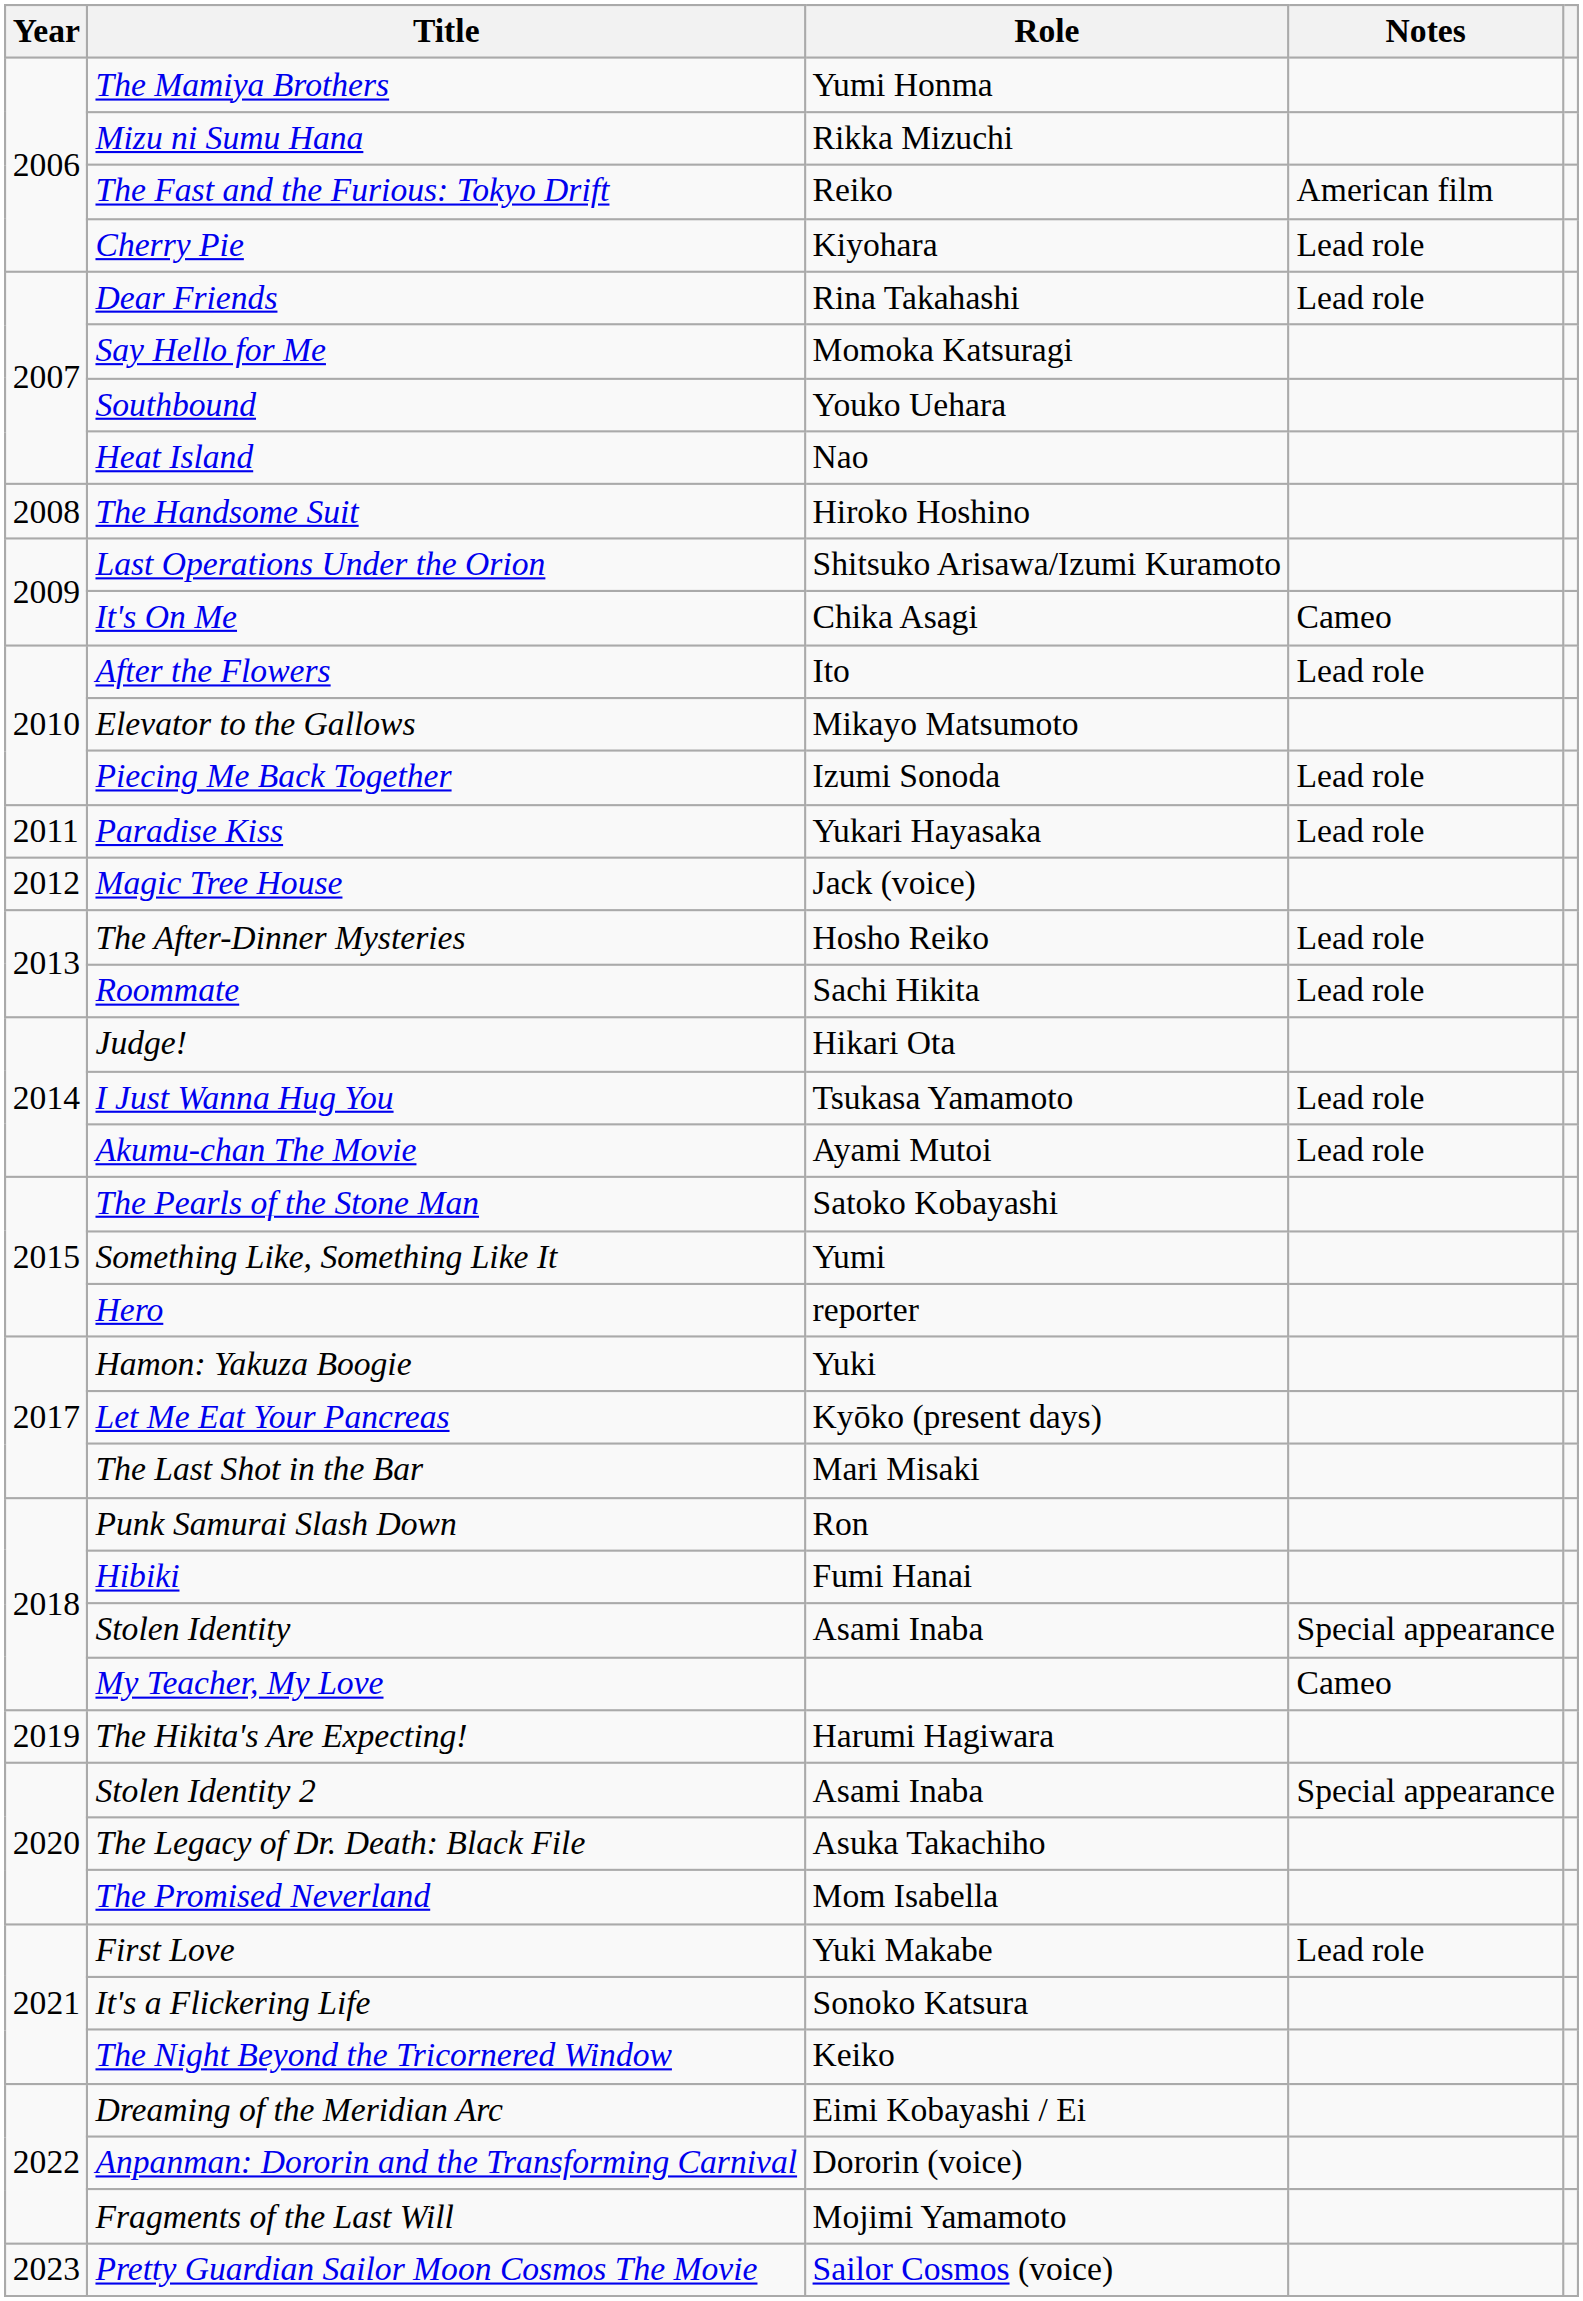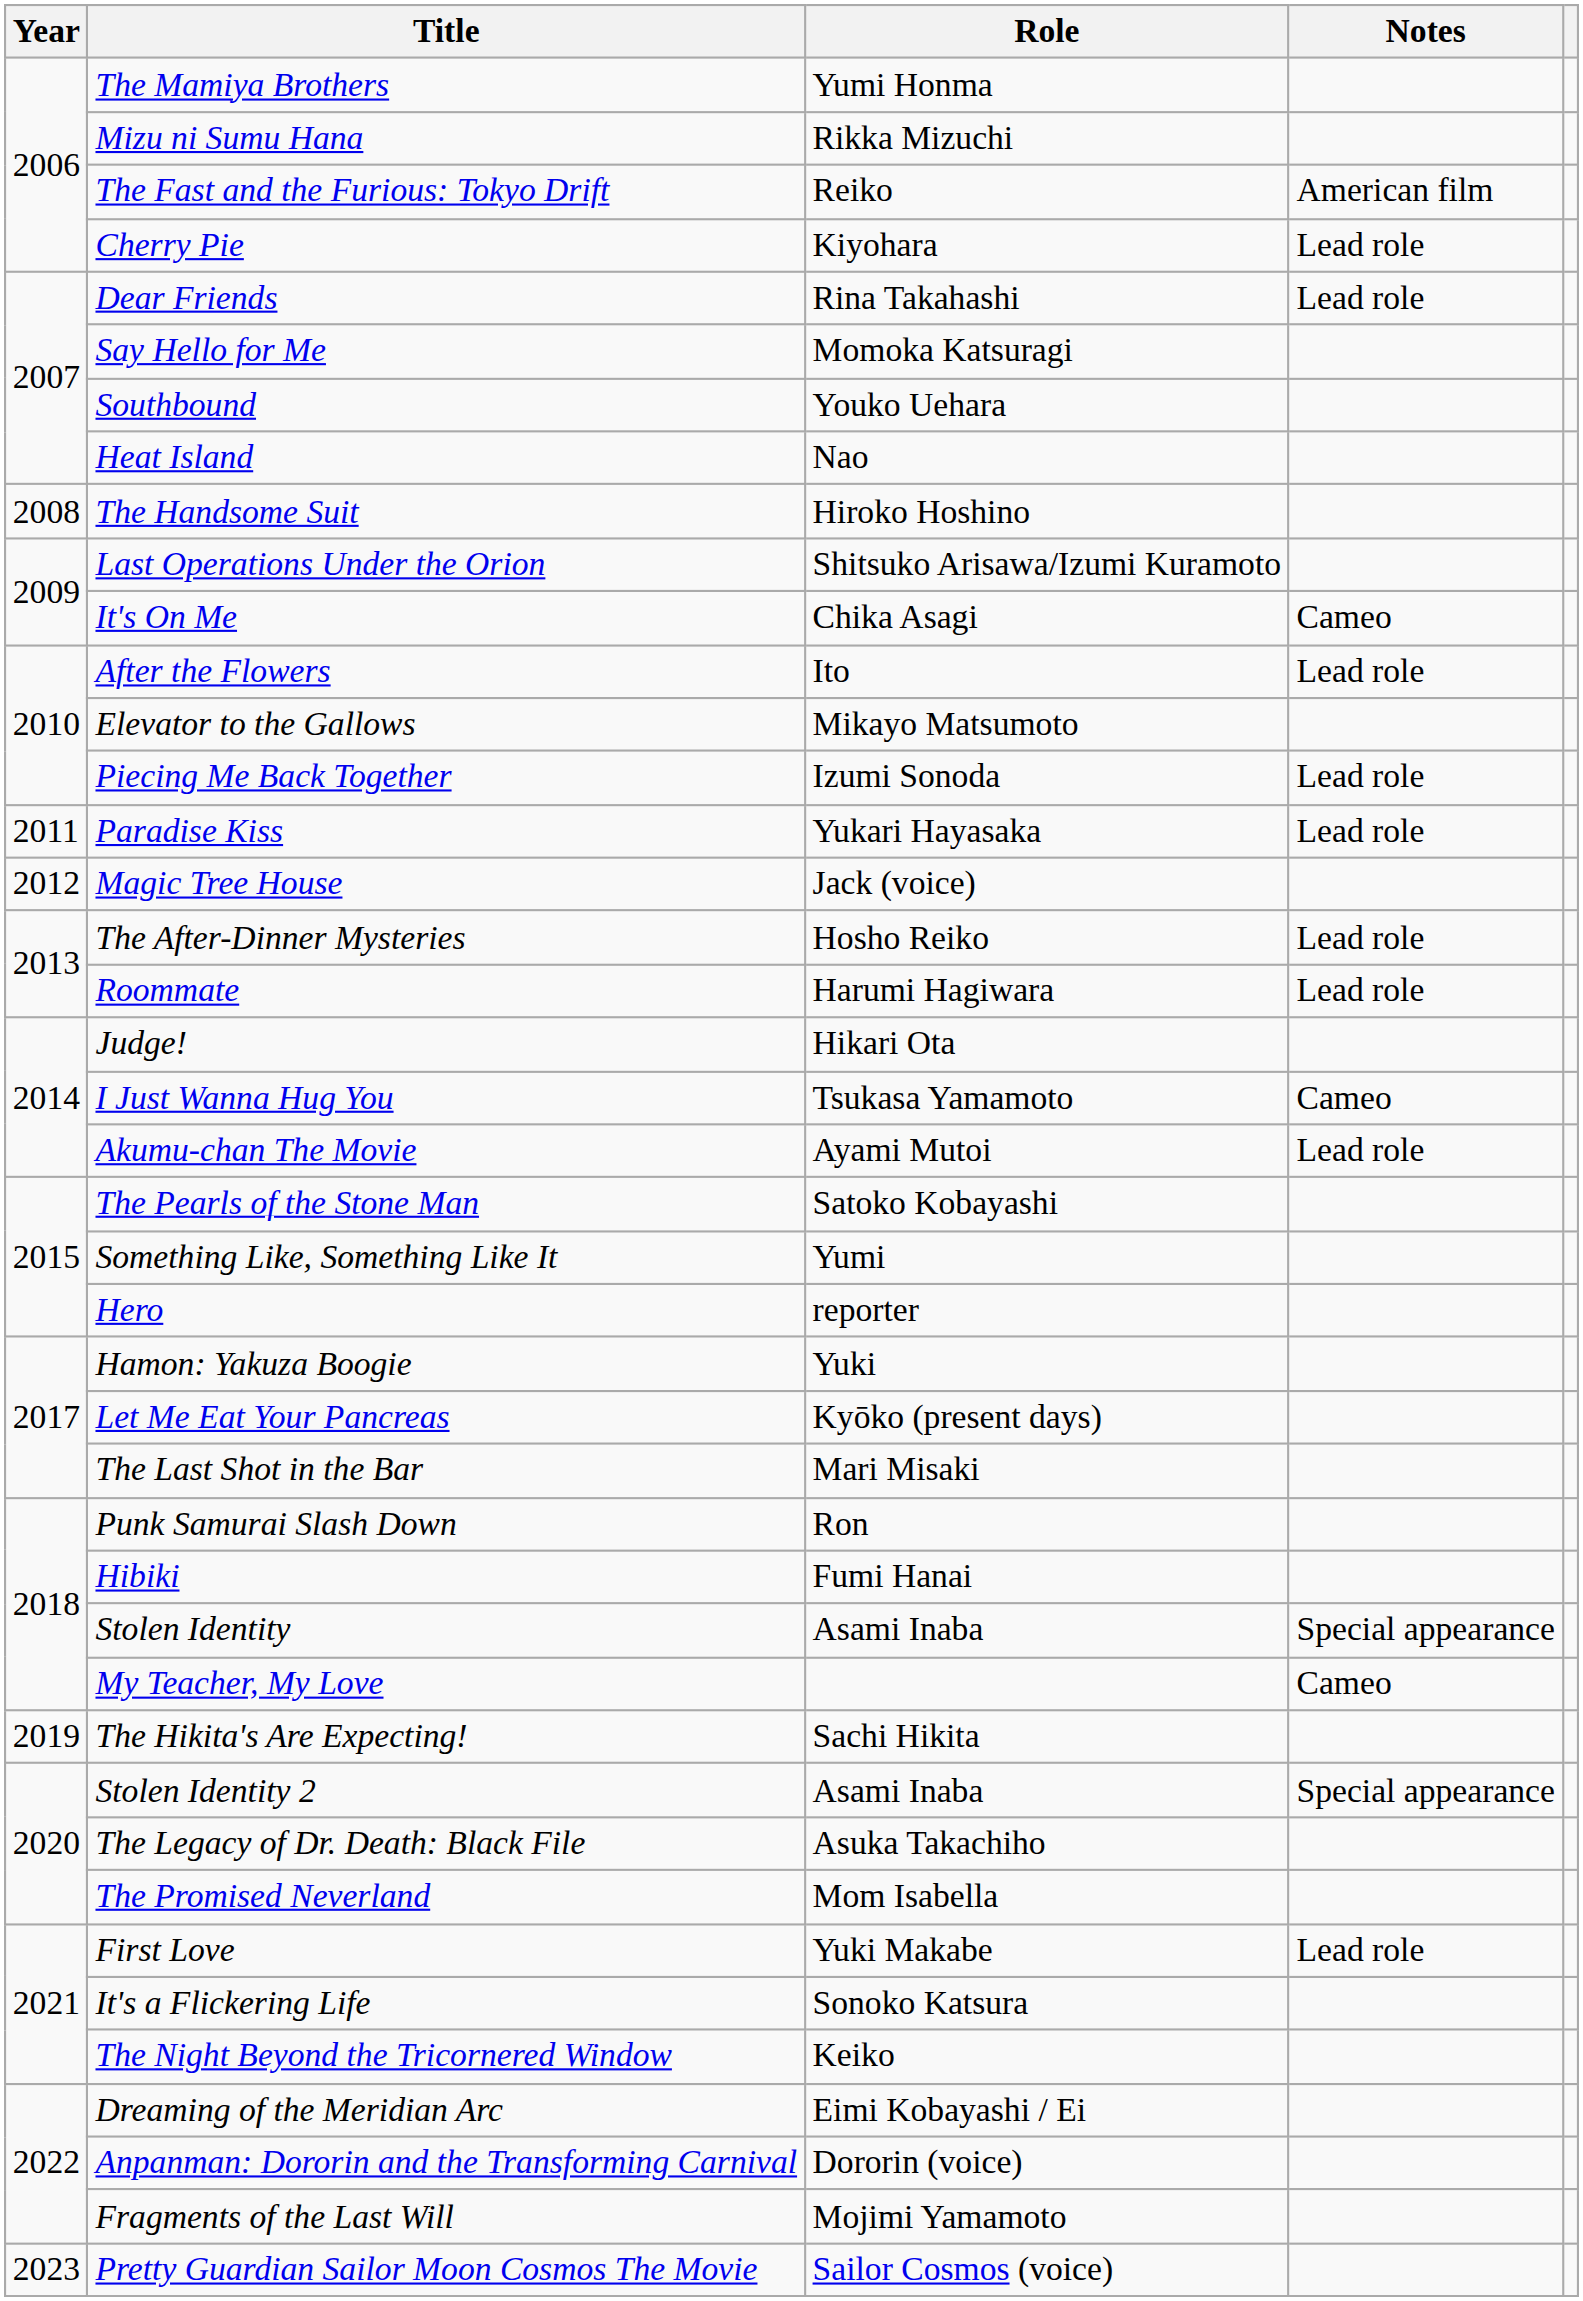(896, 990) Sachi Hikita -> (933, 990) Harumi Hagiwara
(1360, 1096) Lead role -> (1344, 1096) Cameo
(933, 1736) Harumi Hagiwara -> (896, 1736) Sachi Hikita
